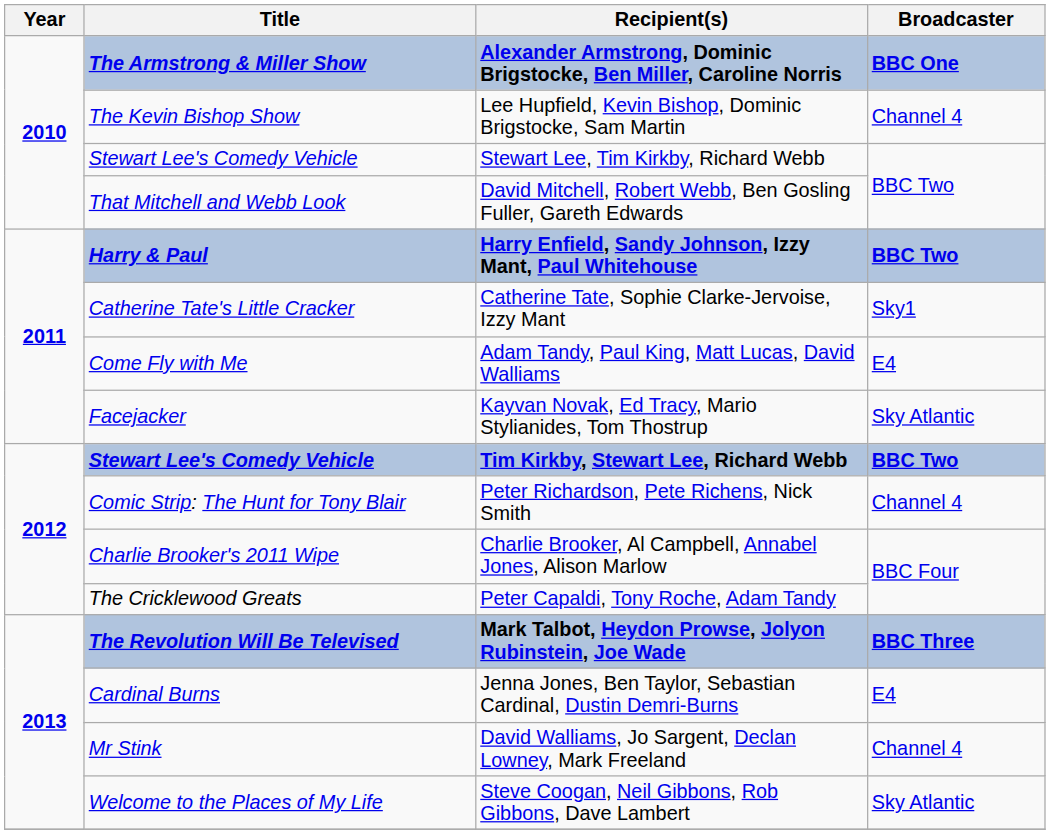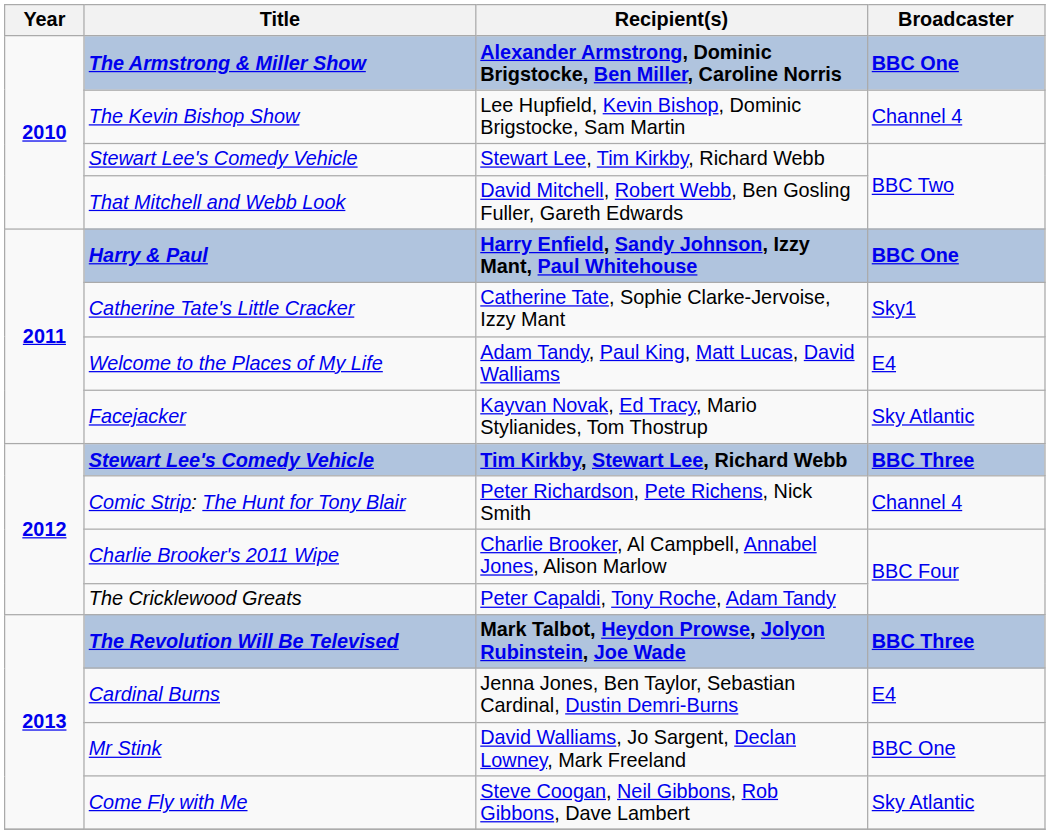(915, 255) BBC Two -> (915, 255) BBC One
(168, 363) Come Fly with Me -> (236, 363) Welcome to the Places of My Life
(915, 459) BBC Two -> (923, 459) BBC Three
(917, 748) Channel 4 -> (914, 748) BBC One
(236, 802) Welcome to the Places of My Life -> (168, 802) Come Fly with Me
